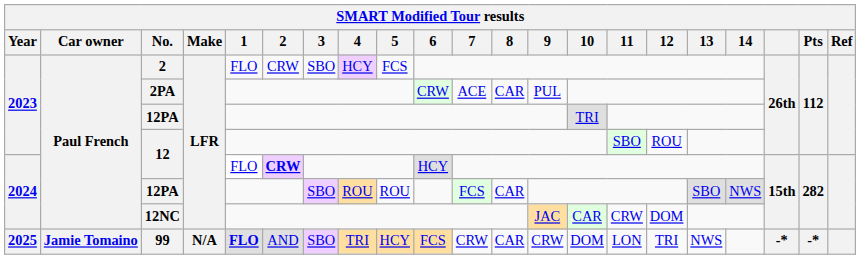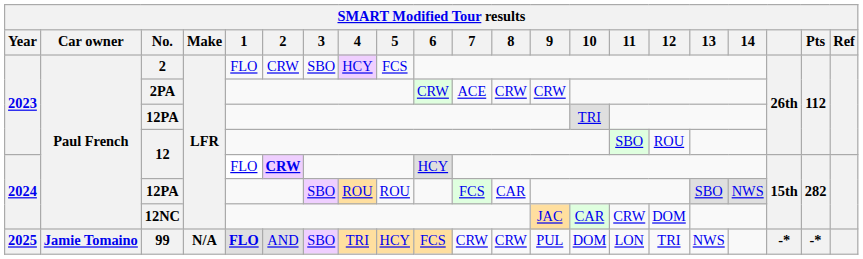(510, 91) CAR -> (511, 91) CRW
(547, 91) PUL -> (550, 91) CRW
(510, 241) CAR -> (511, 241) CRW
(547, 241) CRW -> (550, 241) PUL
